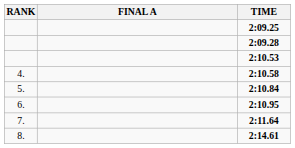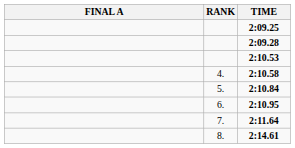columns swapped: (21, 12) <-> (137, 12)
